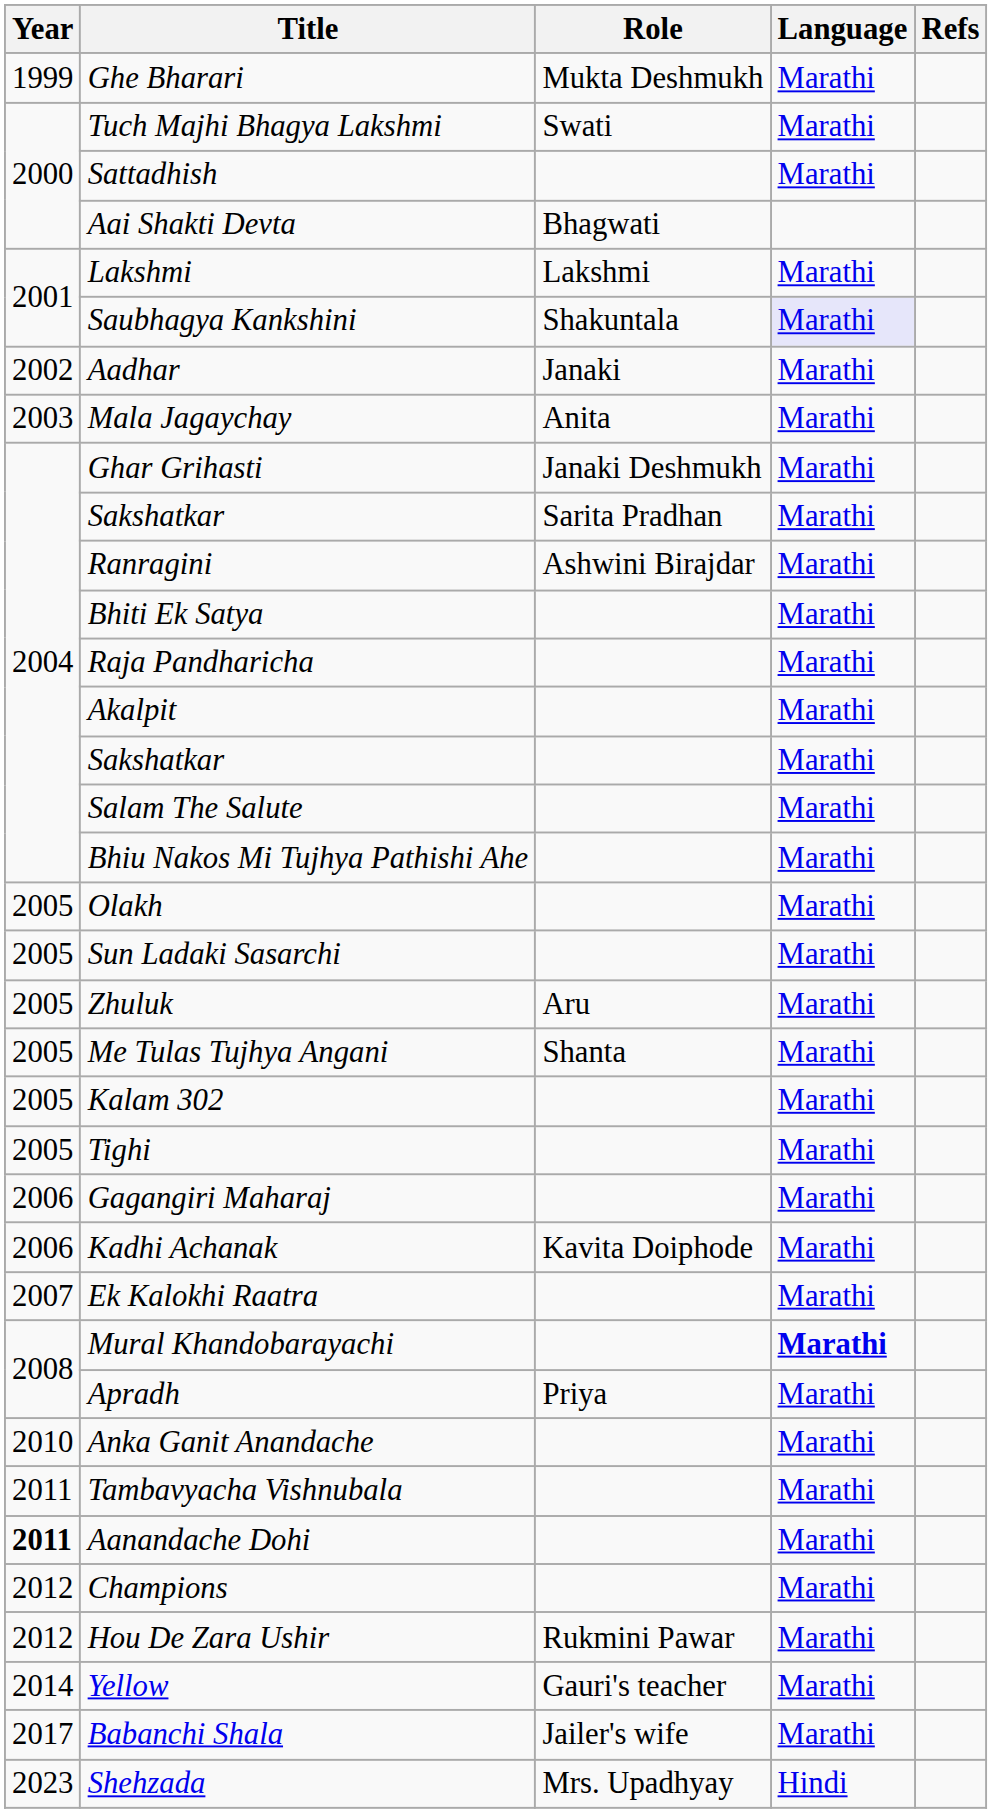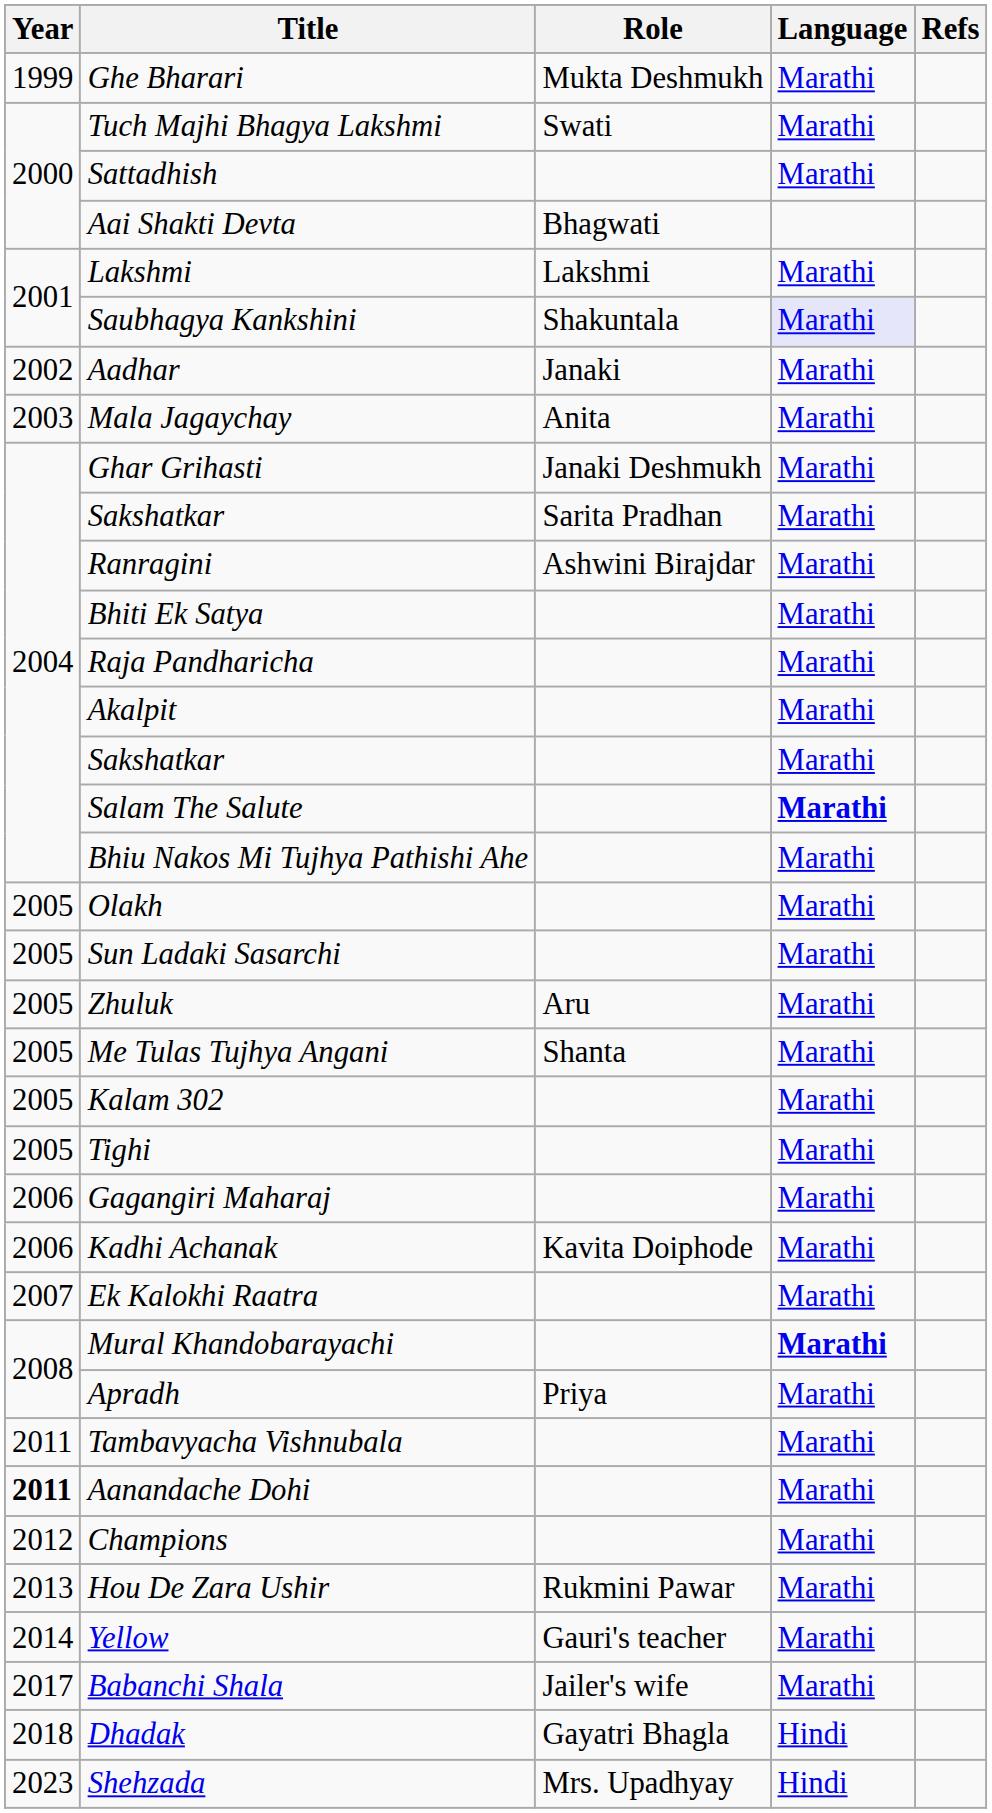(826, 808) normal -> (832, 808) bold
- row: (231, 1441)
(43, 1636) 2012 -> (43, 1587) 2013
+ row: (136, 1734)
